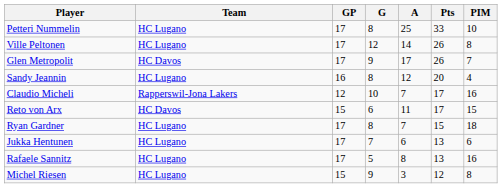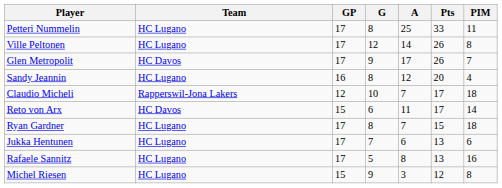(472, 28) 10 -> (471, 28) 11
(472, 93) 16 -> (472, 93) 18
(472, 110) 15 -> (472, 110) 14
